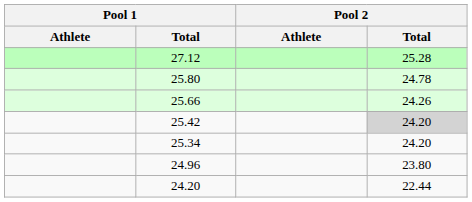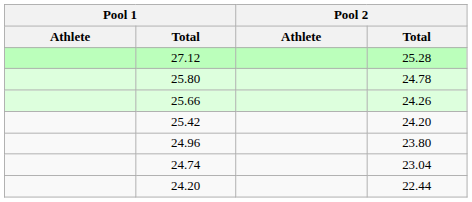(417, 122) lightgrey background -> (417, 122) no background
- row: (186, 143)
+ row: (186, 165)
